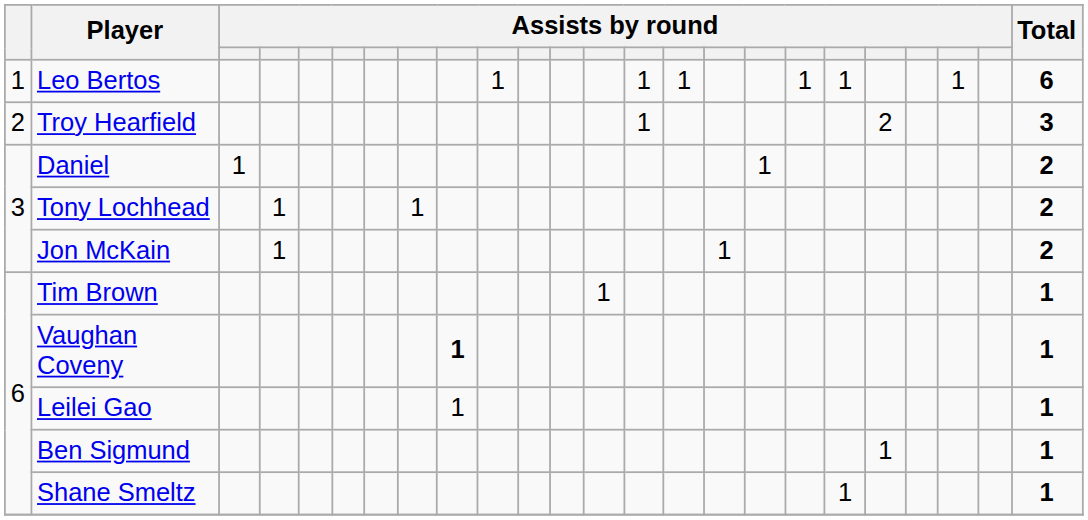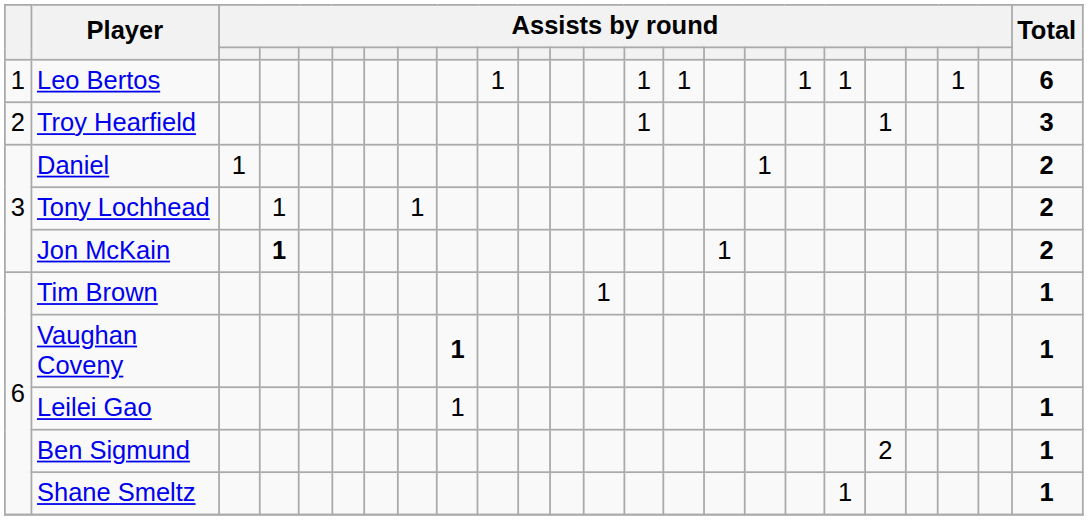(885, 122) 2 -> (885, 122) 1
(279, 250) normal -> (279, 250) bold
(885, 451) 1 -> (885, 451) 2
